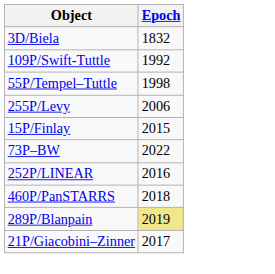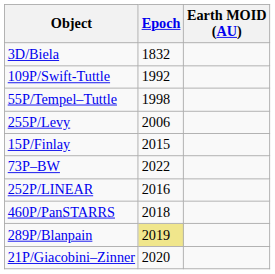+ column: (227, 23)
(156, 241) 2017 -> (156, 257) 2020
